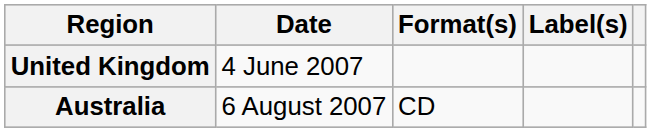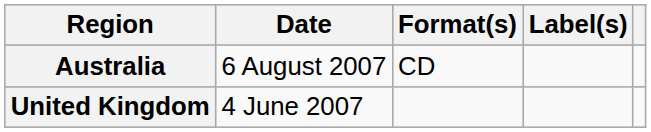rows swapped: (110, 65) <-> (110, 106)
